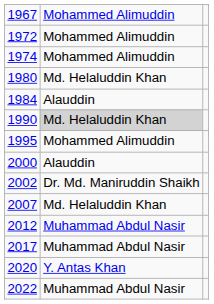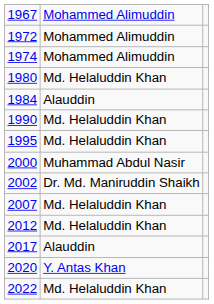(105, 120) lightgrey background -> (105, 120) no background
(109, 141) Mohammed Alimuddin -> (105, 141) Md. Helaluddin Khan
(69, 162) Alauddin -> (114, 162) Muhammad Abdul Nasir
(114, 225) Muhammad Abdul Nasir -> (105, 225) Md. Helaluddin Khan
(114, 246) Muhammad Abdul Nasir -> (69, 246) Alauddin
(114, 288) Muhammad Abdul Nasir -> (105, 288) Md. Helaluddin Khan
